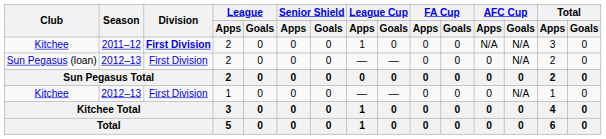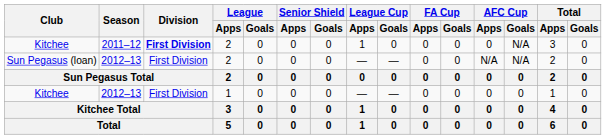(489, 45) N/A -> (489, 45) 0
(489, 61) 0 -> (489, 61) N/A
(521, 93) N/A -> (521, 93) 0
